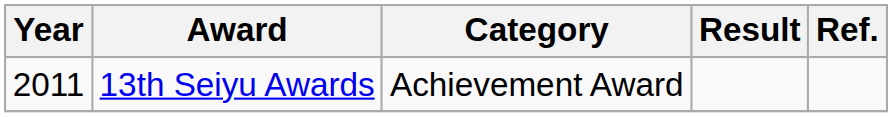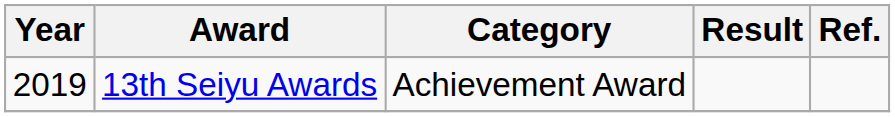(48, 83) 2011 -> (50, 83) 2019
